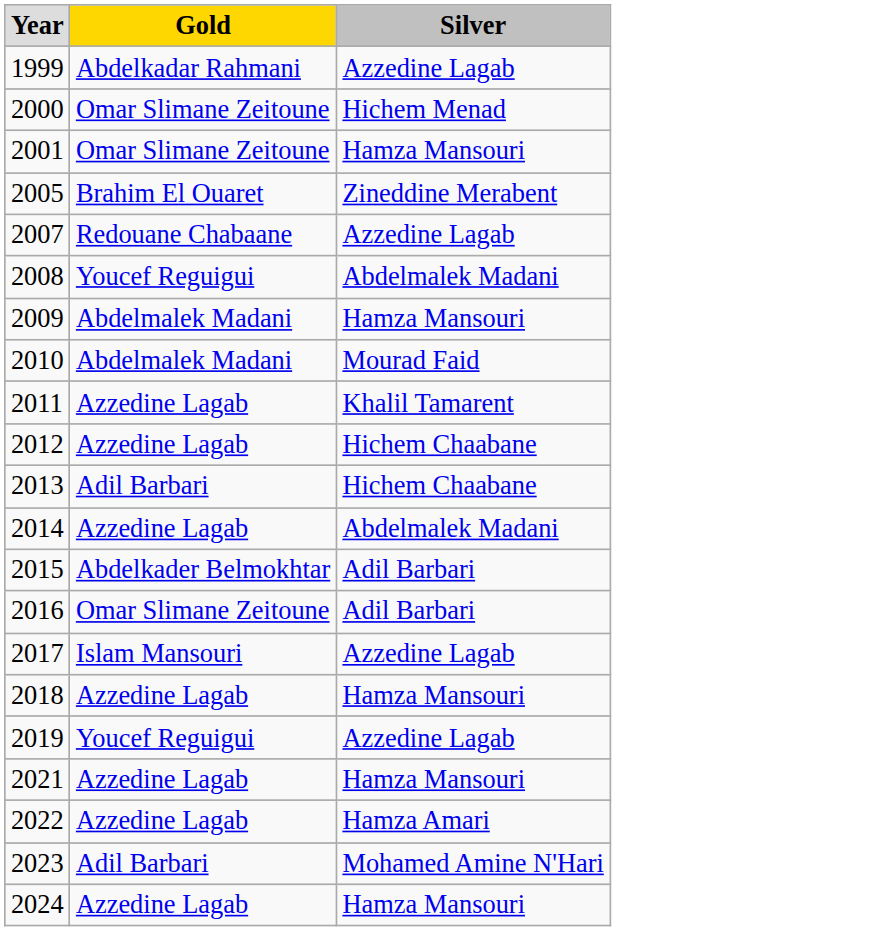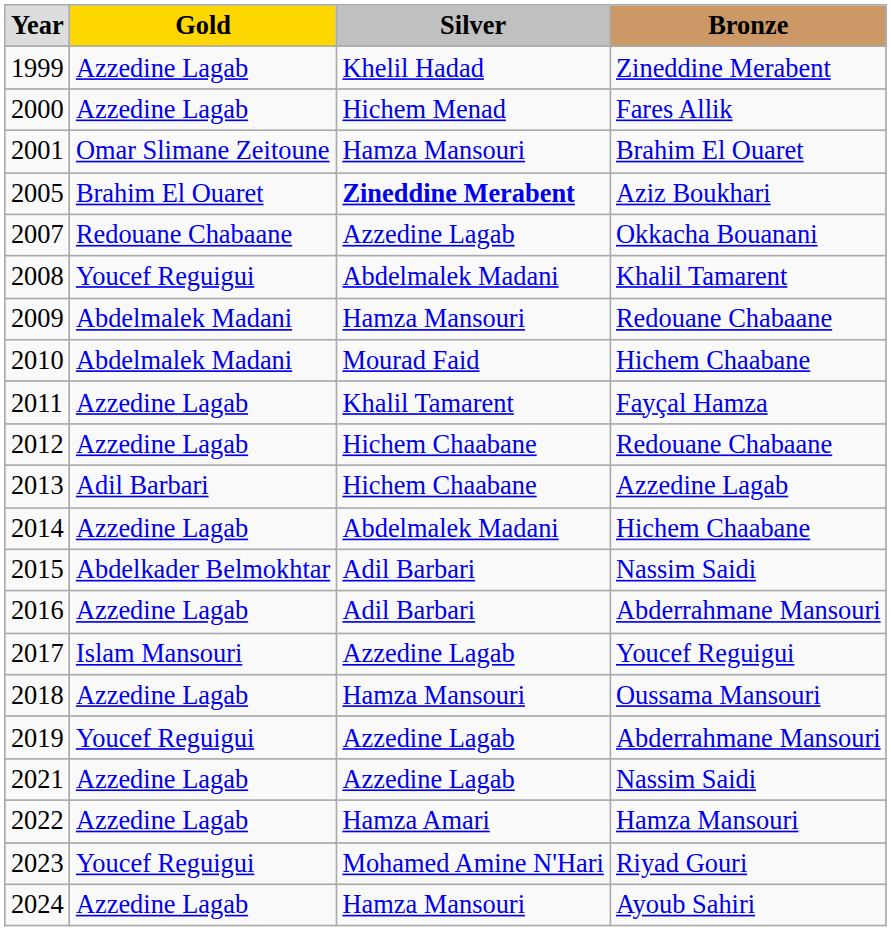+ column: (748, 25)
(188, 67) Abdelkadar Rahmani -> (162, 67) Azzedine Lagab
(429, 67) Azzedine Lagab -> (413, 67) Khelil Hadad
(203, 109) Omar Slimane Zeitoune -> (162, 109) Azzedine Lagab
(450, 192) normal -> (459, 192) bold
(203, 611) Omar Slimane Zeitoune -> (162, 611) Azzedine Lagab
(434, 779) Hamza Mansouri -> (429, 779) Azzedine Lagab
(142, 862) Adil Barbari -> (165, 862) Youcef Reguigui
